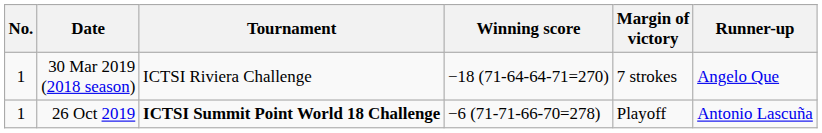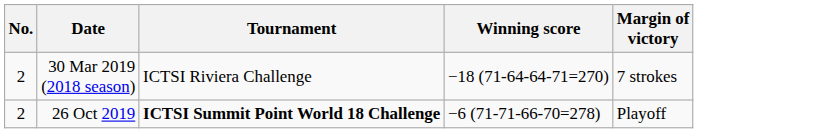- column: (755, 28)
(21, 76) 1 -> (21, 76) 2
(21, 114) 1 -> (21, 114) 2
